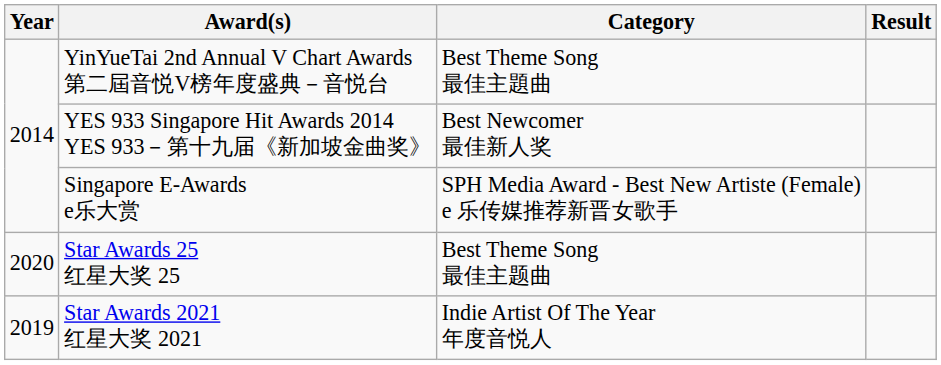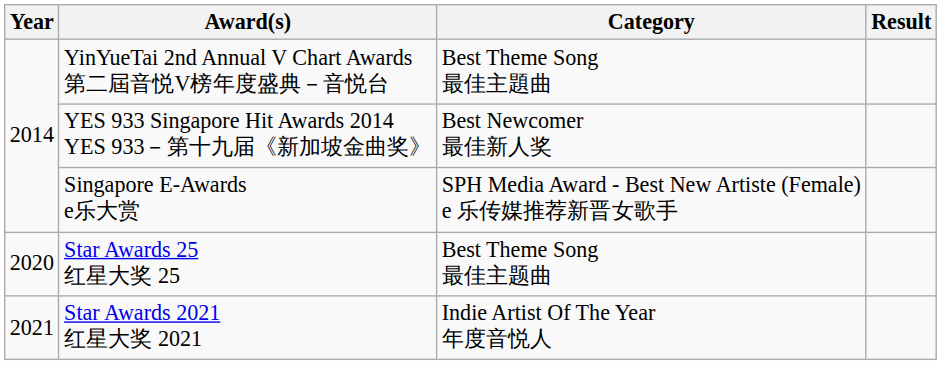(32, 327) 2019 -> (32, 327) 2021
